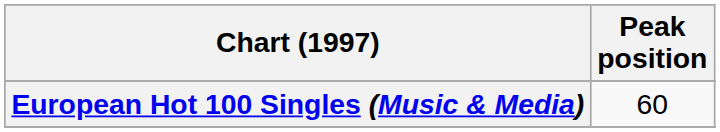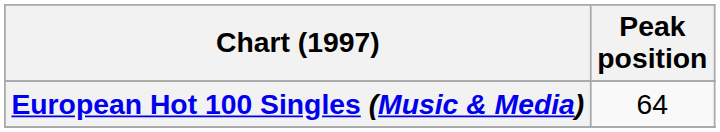(652, 103) 60 -> (652, 103) 64
